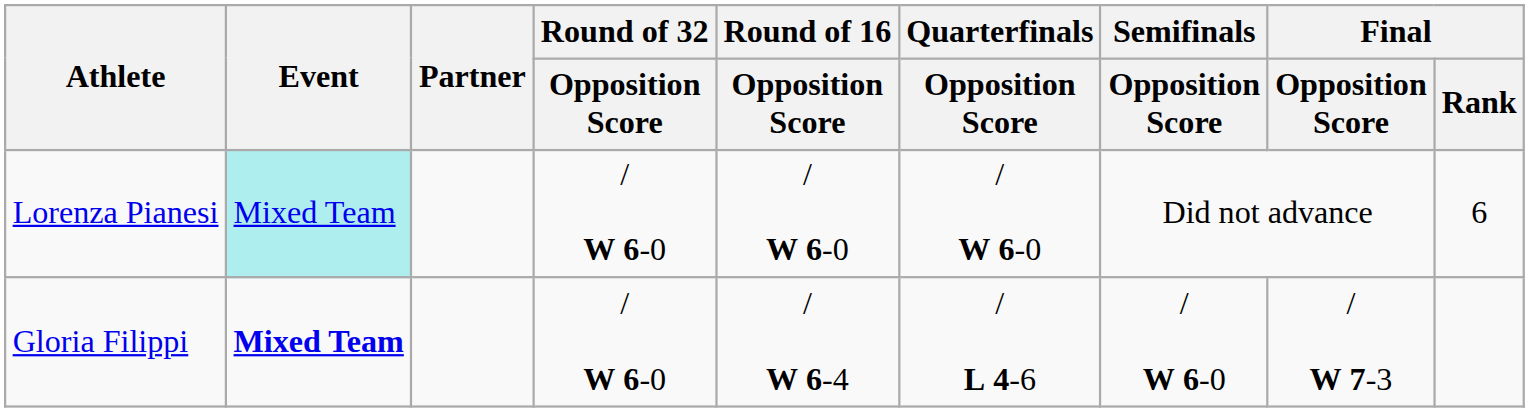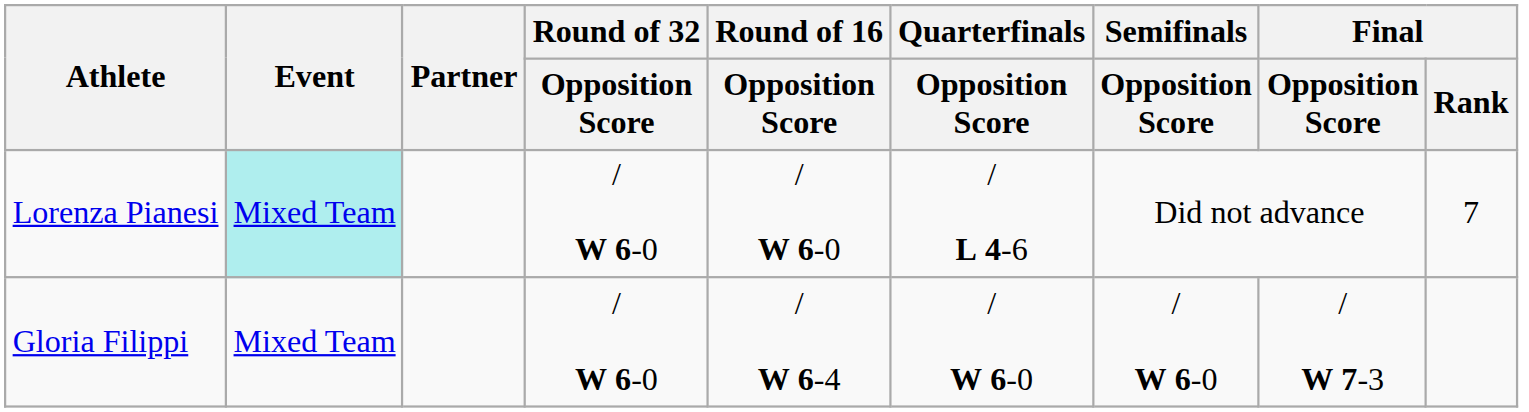(1000, 213) / W 6-0 -> (992, 213) / L 4-6
(1479, 213) 6 -> (1471, 213) 7
(319, 341) bold -> (315, 341) normal
(1000, 341) / L 4-6 -> (992, 341) / W 6-0
